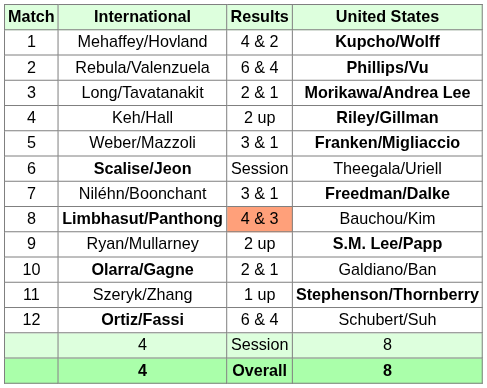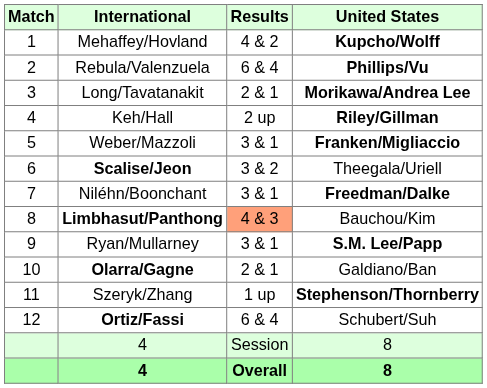(260, 168) Session -> (260, 168) 3 & 2
(260, 244) 2 up -> (260, 244) 3 & 1
